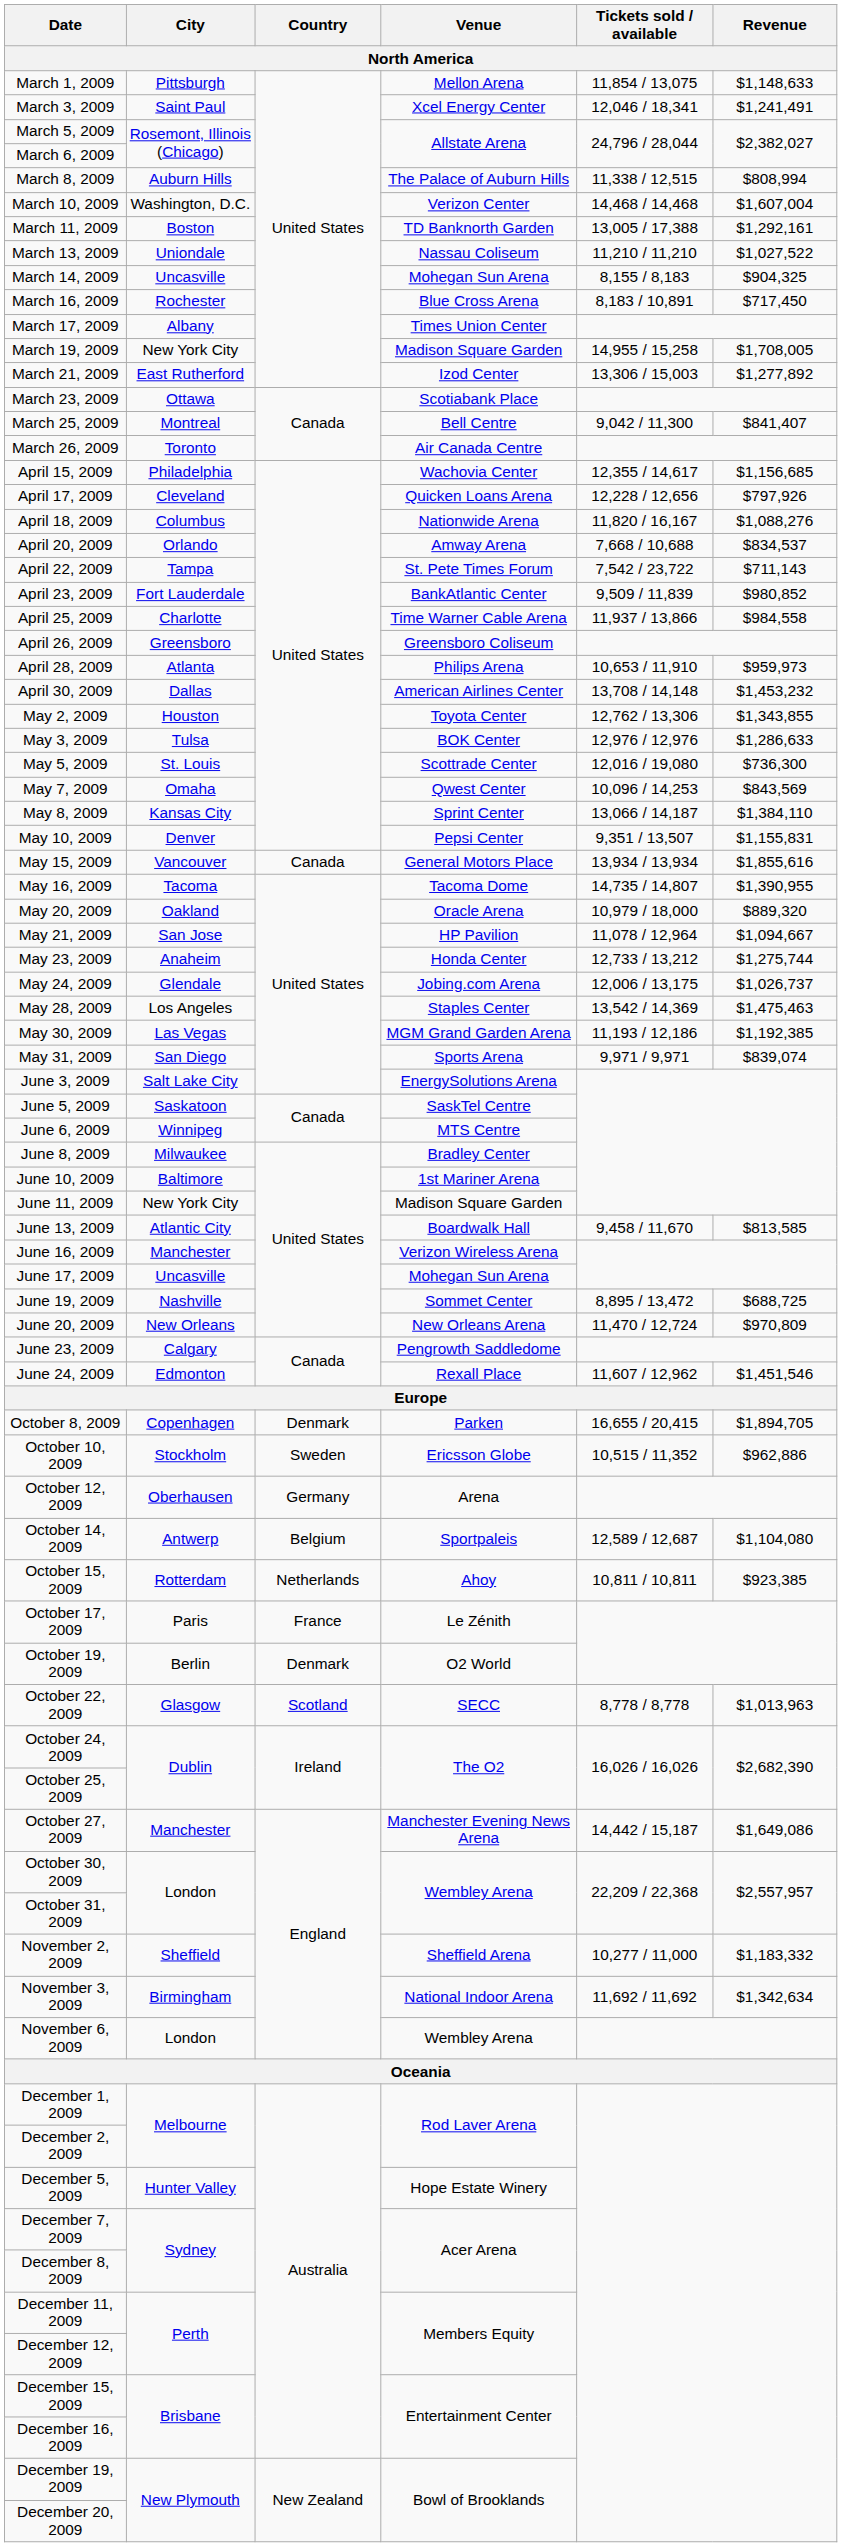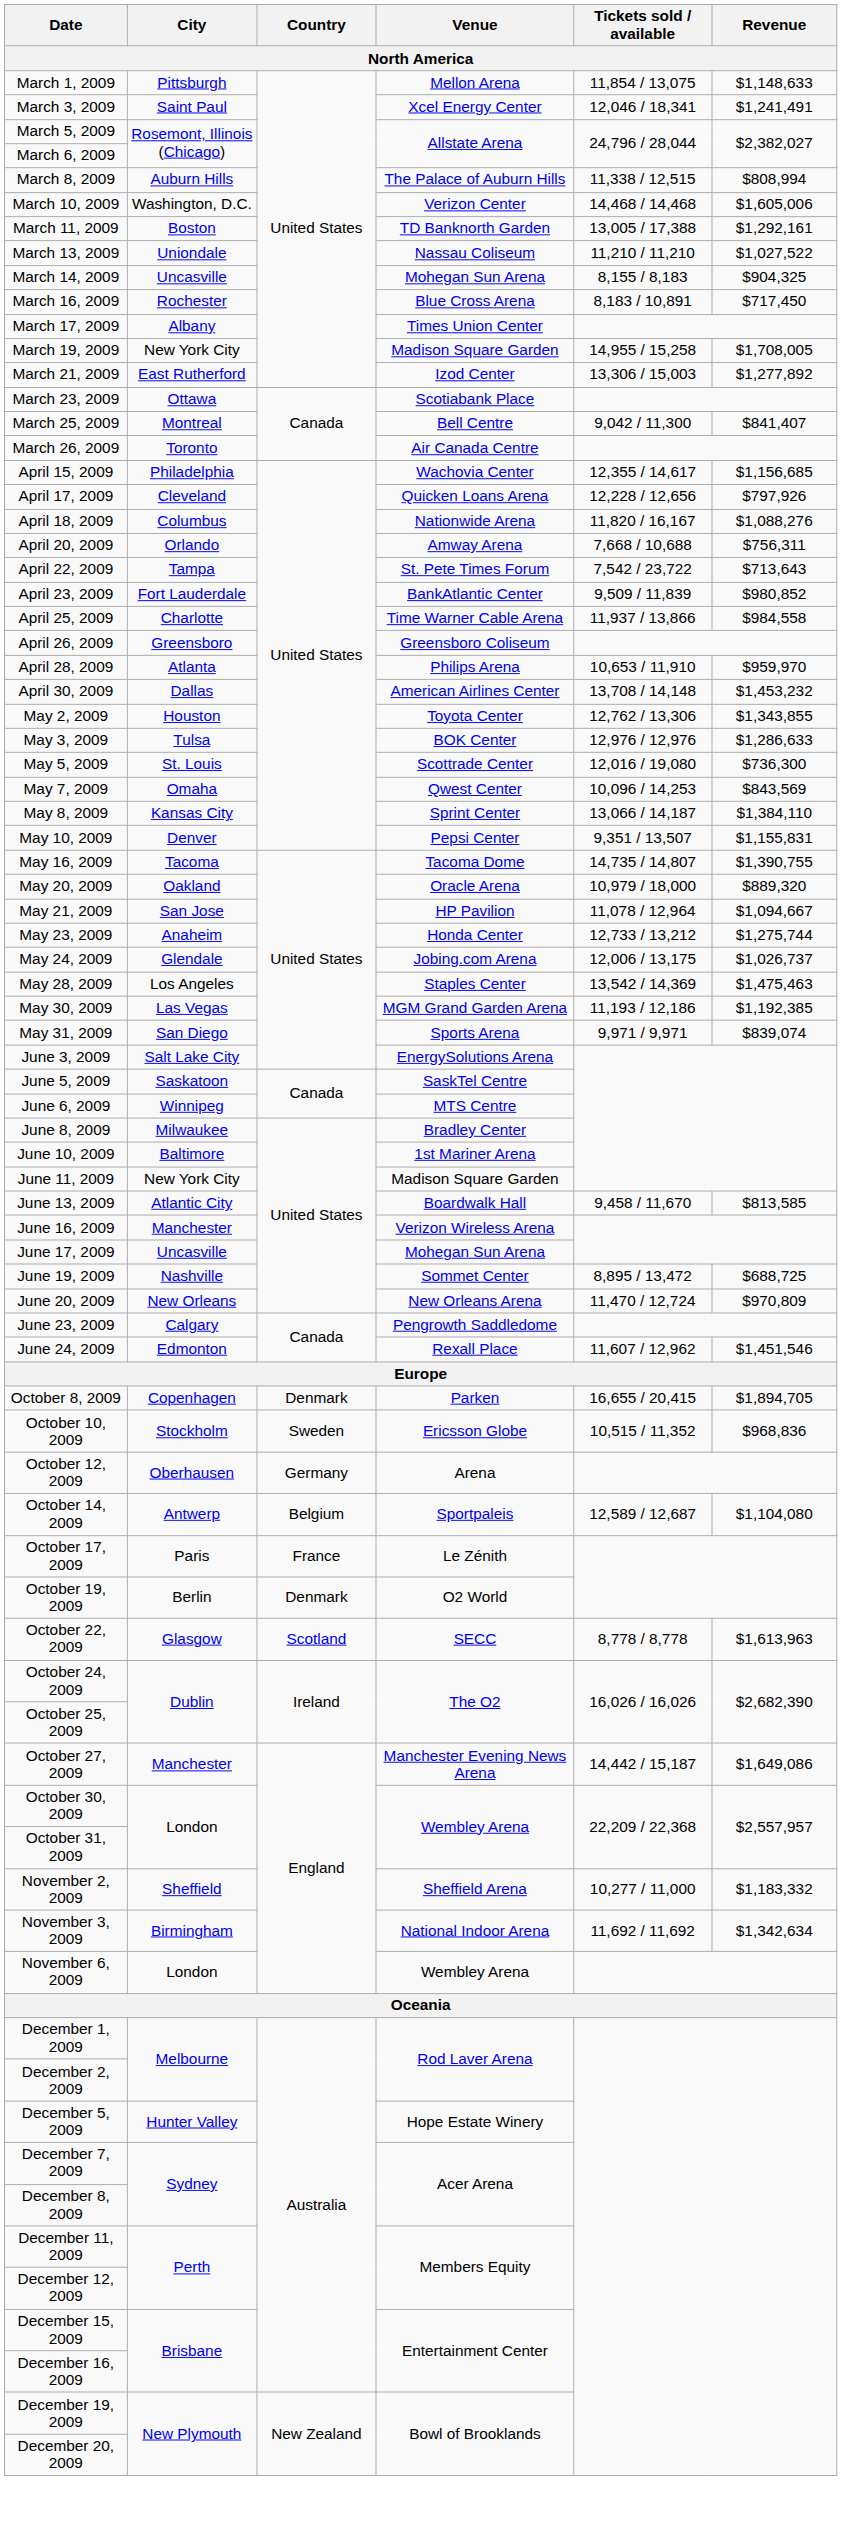(775, 204) $1,607,004 -> (774, 204) $1,605,006
(775, 545) $834,537 -> (774, 545) $756,311
(775, 569) $711,143 -> (774, 569) $713,643
(775, 667) $959,973 -> (774, 667) $959,970
- row: (65, 862)
(775, 886) $1,390,955 -> (774, 862) $1,390,755
(775, 1455) $962,886 -> (774, 1431) $968,836
- row: (65, 1580)
(775, 1705) $1,013,963 -> (774, 1639) $1,613,963
